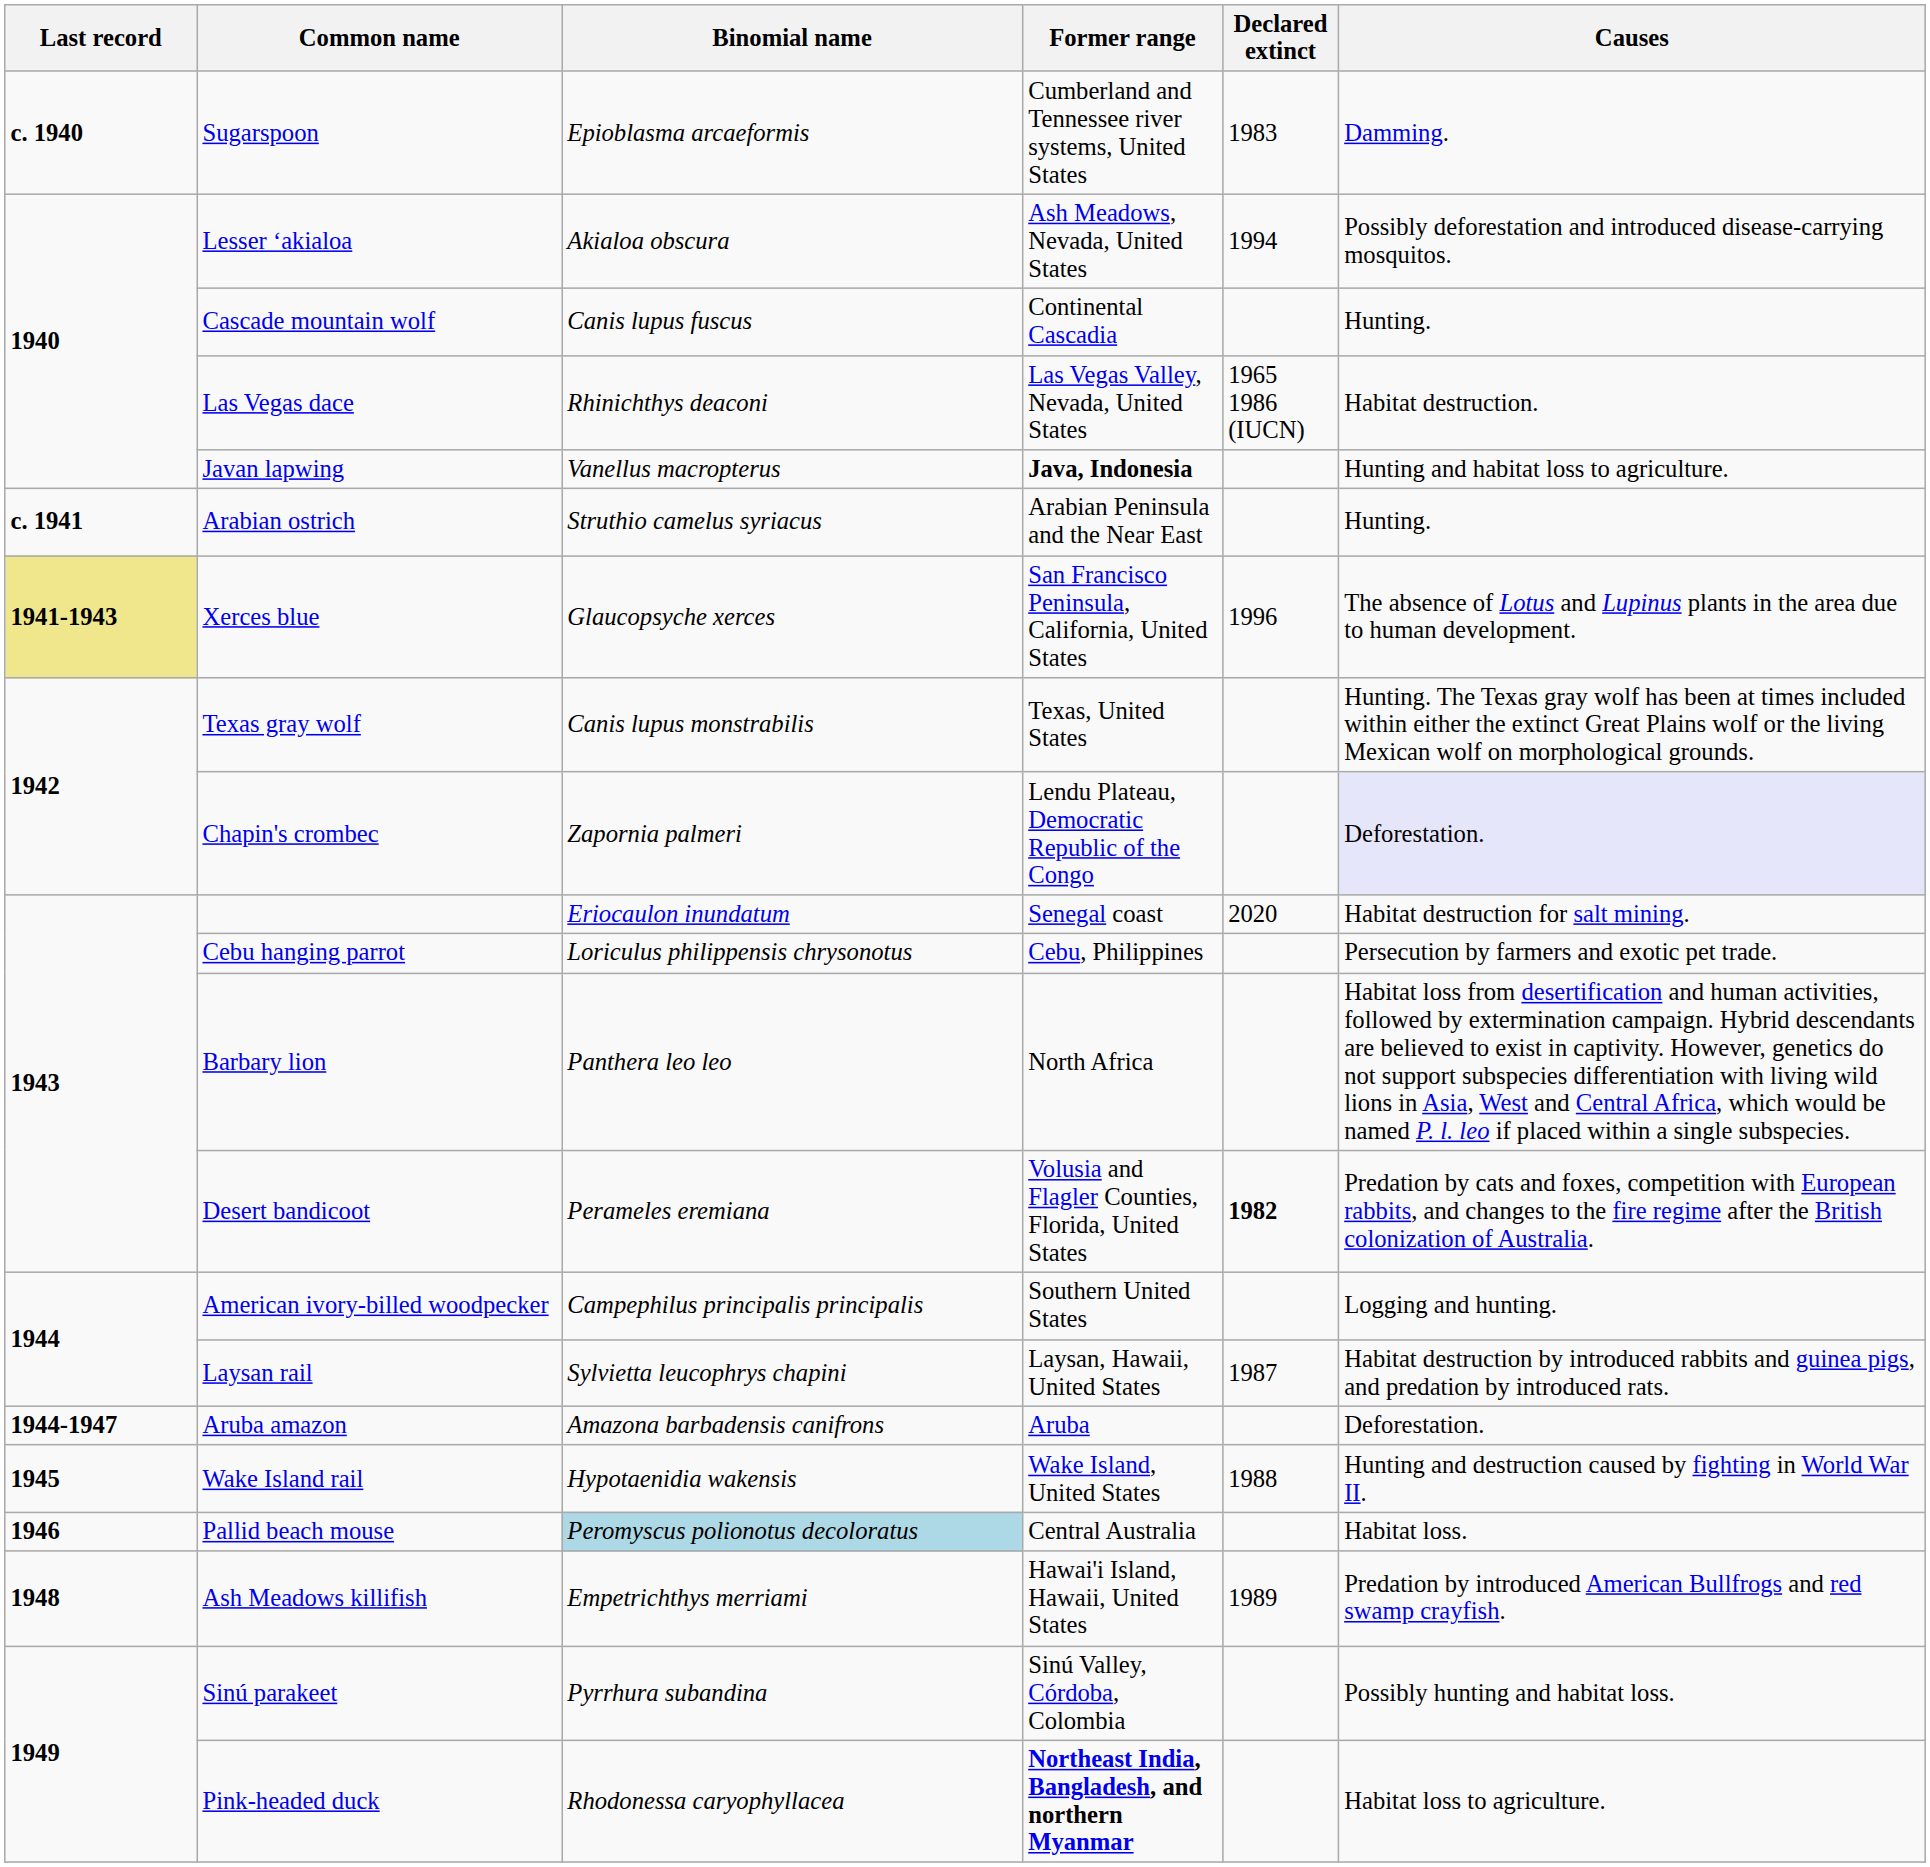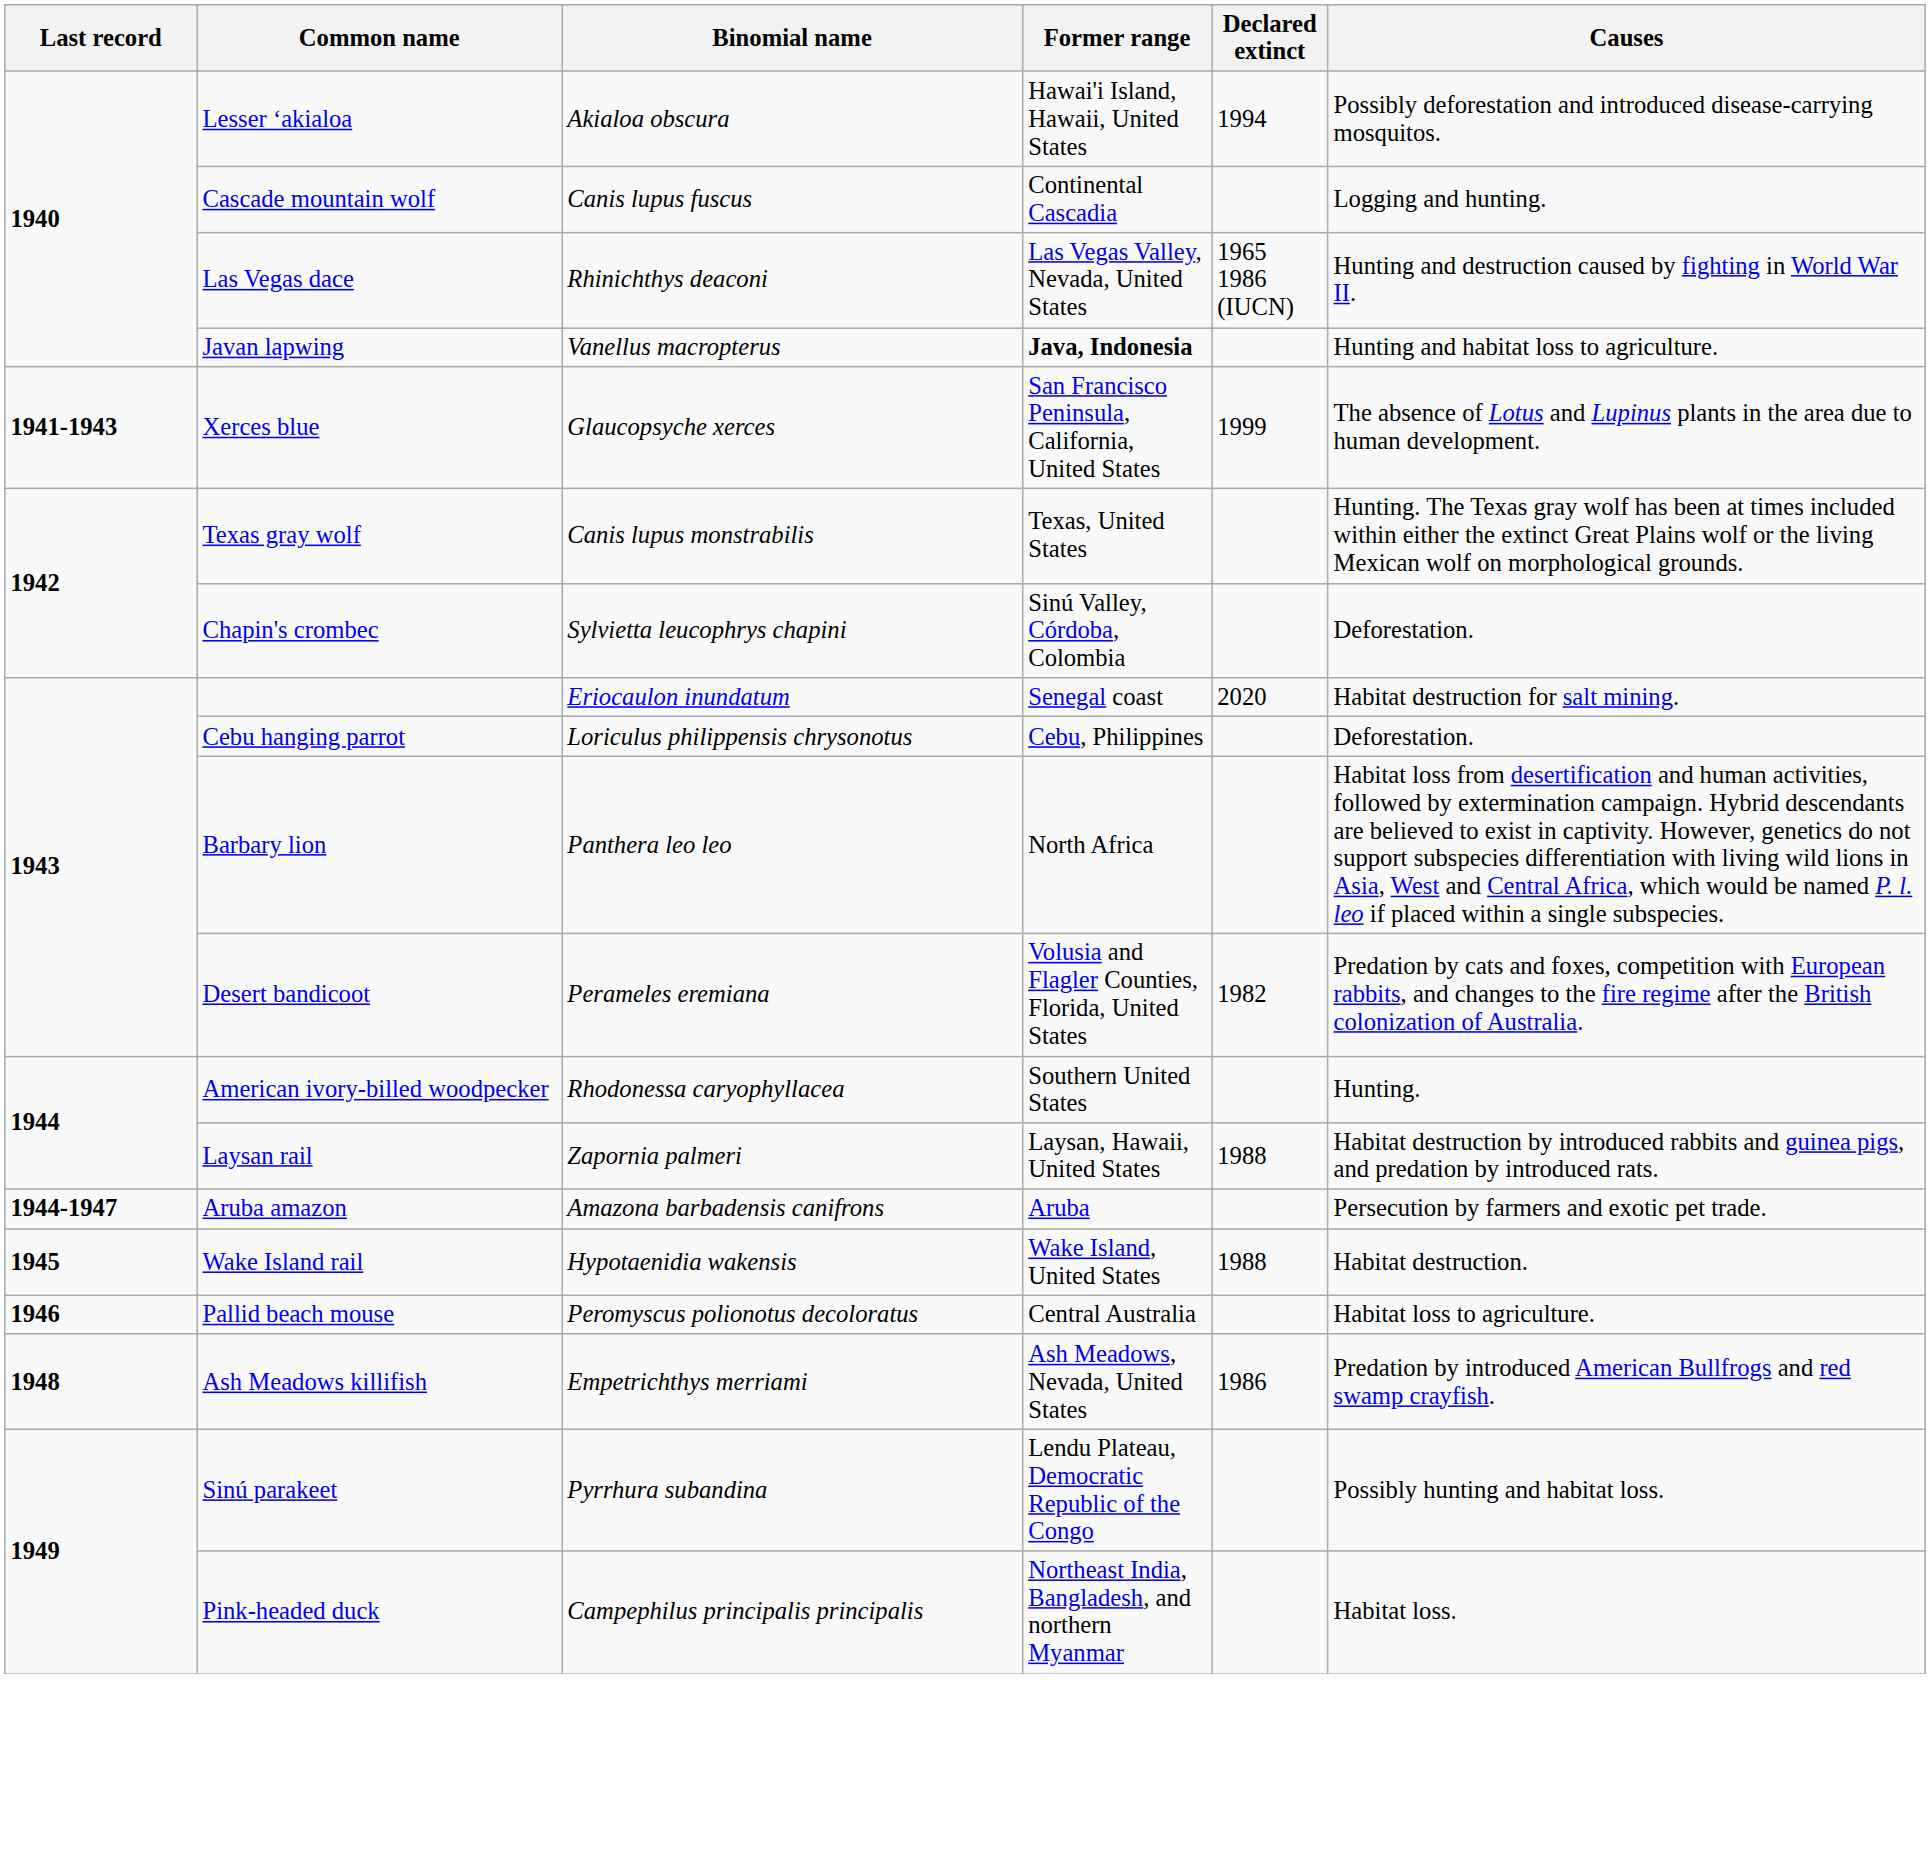- row: (261, 132)
(1106, 240) Ash Meadows, Nevada, United States -> (1103, 118) Hawai'i Island, Hawaii, United States
(1388, 321) Hunting. -> (1440, 199) Logging and hunting.
(1441, 402) Habitat destruction. -> (1616, 279) Hunting and destruction caused by fighting in World War II.
- row: (279, 521)
(64, 616) khaki background -> (64, 427) no background
(1253, 616) 1996 -> (1242, 427) 1999
(655, 833) Zapornia palmeri -> (707, 630) Sylvietta leucophrys chapini
(1104, 833) Lendu Plateau, Democratic Republic of the Congo -> (1087, 630) Sinú Valley, Córdoba, Colombia
(1414, 833) lavender background -> (1404, 630) no background
(1561, 952) Persecution by farmers and exotic pet trade. -> (1404, 736) Deforestation.
(1253, 1211) bold -> (1242, 994) normal
(745, 1305) Campephilus principalis principalis -> (706, 1088) Rhodonessa caryophyllacea
(1451, 1305) Logging and hunting. -> (1377, 1088) Hunting.
(707, 1372) Sylvietta leucophrys chapini -> (655, 1155) Zapornia palmeri
(1253, 1372) 1987 -> (1242, 1155) 1988
(1414, 1425) Deforestation. -> (1550, 1208) Persecution by farmers and exotic pet trade.
(1626, 1478) Hunting and destruction caused by fighting in World War II. -> (1431, 1261) Habitat destruction.
(743, 1531) lightblue background -> (743, 1314) no background
(1406, 1531) Habitat loss. -> (1464, 1314) Habitat loss to agriculture.
(1103, 1598) Hawai'i Island, Hawaii, United States -> (1106, 1381) Ash Meadows, Nevada, United States
(1253, 1598) 1989 -> (1242, 1381) 1986
(1087, 1692) Sinú Valley, Córdoba, Colombia -> (1104, 1489) Lendu Plateau, Democratic Republic of the Congo
(706, 1801) Rhodonessa caryophyllacea -> (745, 1611) Campephilus principalis principalis
(1115, 1801) bold -> (1110, 1611) normal
(1475, 1801) Habitat loss to agriculture. -> (1395, 1611) Habitat loss.
